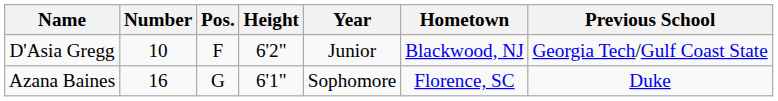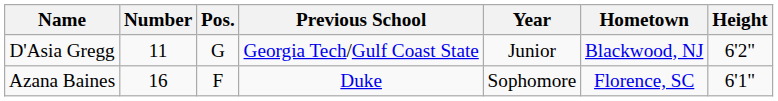columns swapped: (271, 19) <-> (650, 19)
(158, 50) 10 -> (158, 50) 11
(218, 50) F -> (218, 50) G
(218, 80) G -> (218, 80) F
